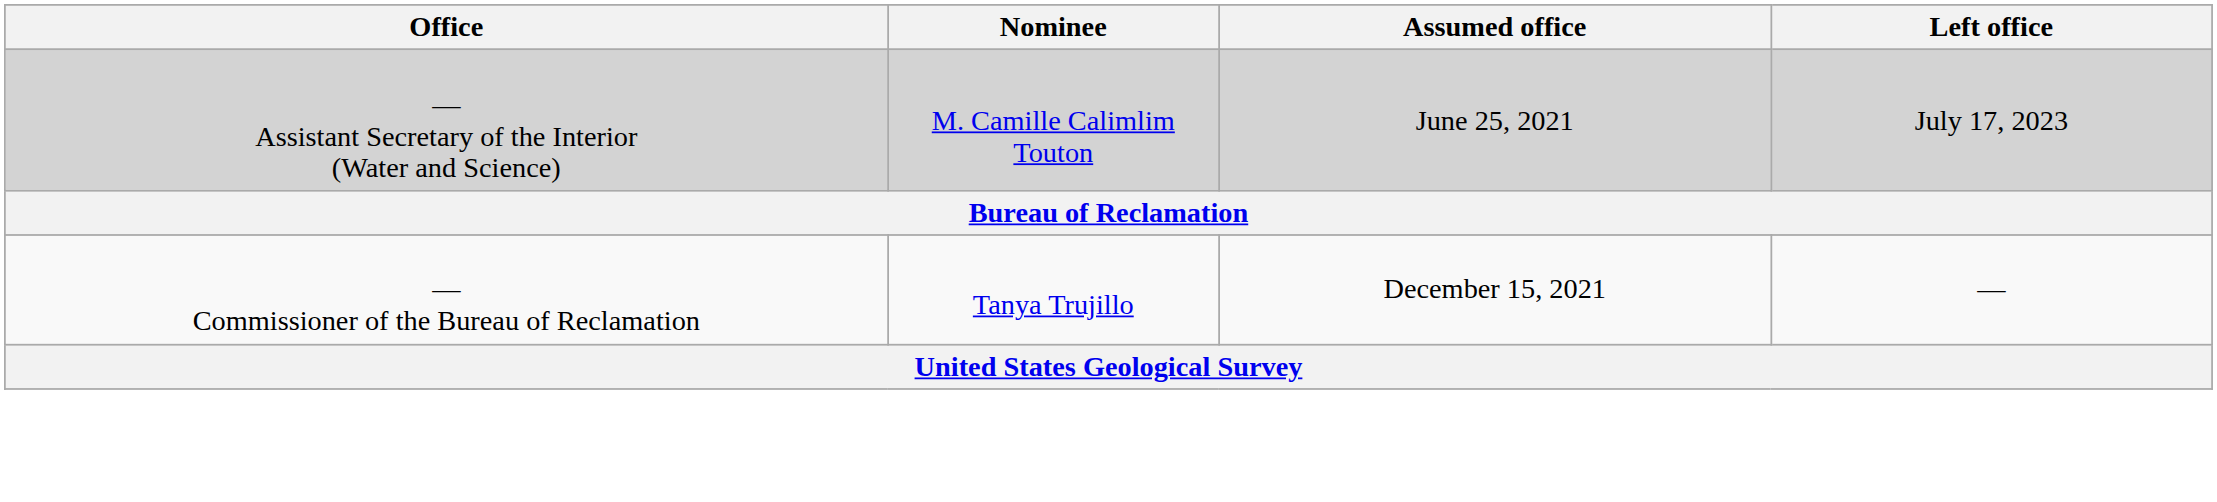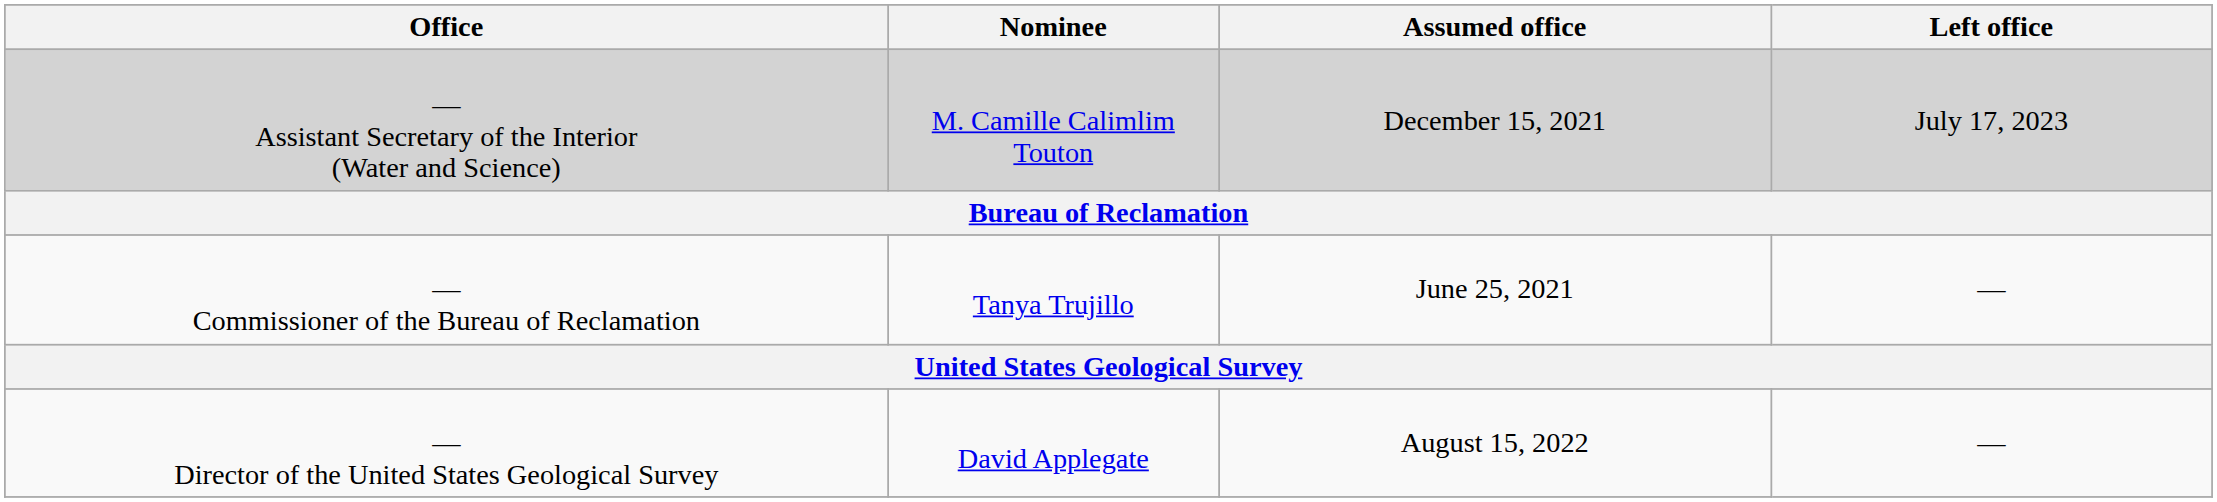(1495, 119) June 25, 2021 -> (1495, 119) December 15, 2021
(1495, 289) December 15, 2021 -> (1495, 289) June 25, 2021
+ row: (446, 458)
